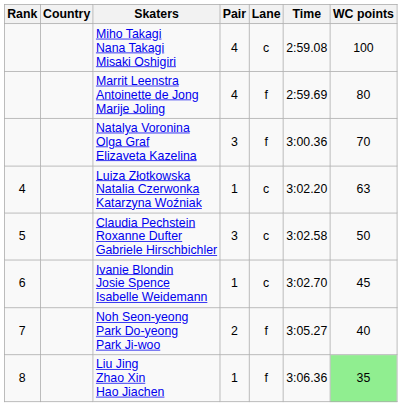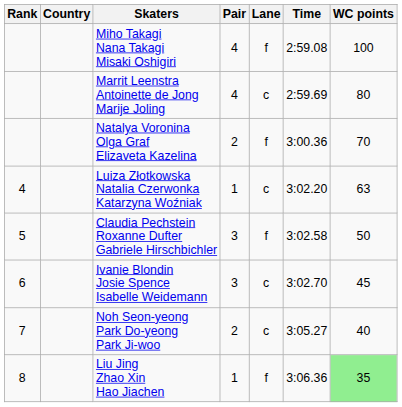(266, 47) c -> (266, 47) f
(266, 94) f -> (266, 94) c
(234, 142) 3 -> (234, 142) 2
(266, 236) c -> (266, 236) f
(234, 283) 1 -> (234, 283) 3
(266, 331) f -> (266, 331) c
